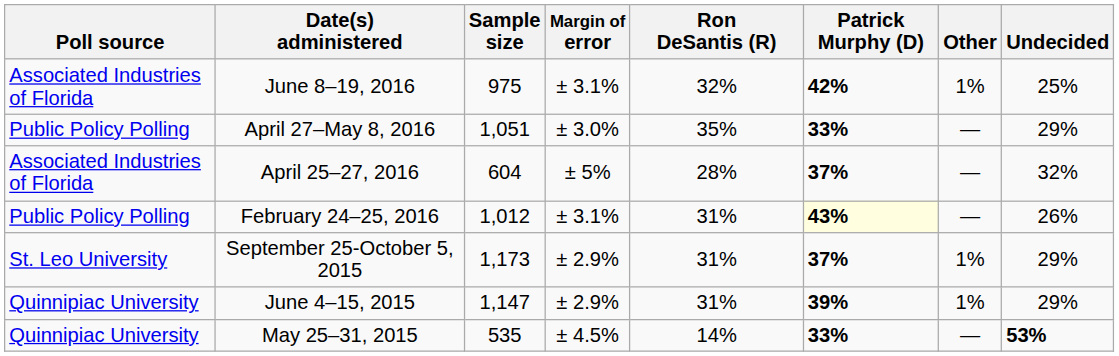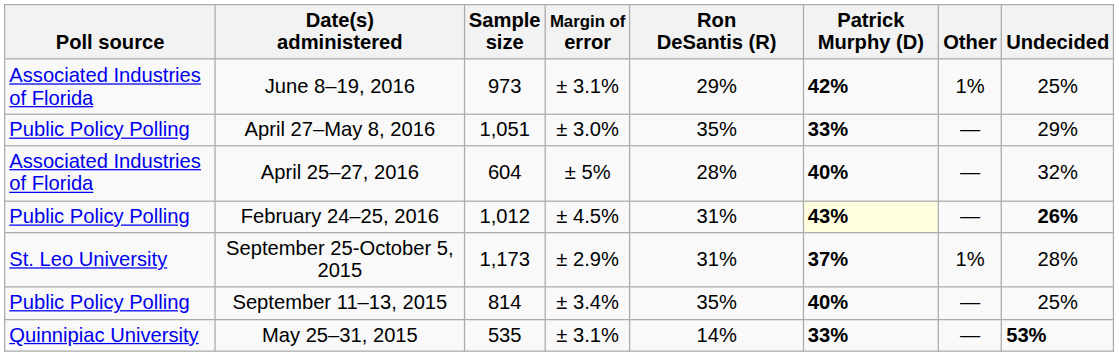(505, 86) 975 -> (505, 86) 973
(717, 86) 32% -> (717, 86) 29%
(828, 173) 37% -> (828, 173) 40%
(588, 216) ± 3.1% -> (588, 216) ± 4.5%
(1058, 216) normal -> (1058, 216) bold
(1058, 259) 29% -> (1058, 259) 28%
+ row: (340, 303)
- row: (340, 303)
(588, 335) ± 4.5% -> (588, 335) ± 3.1%
